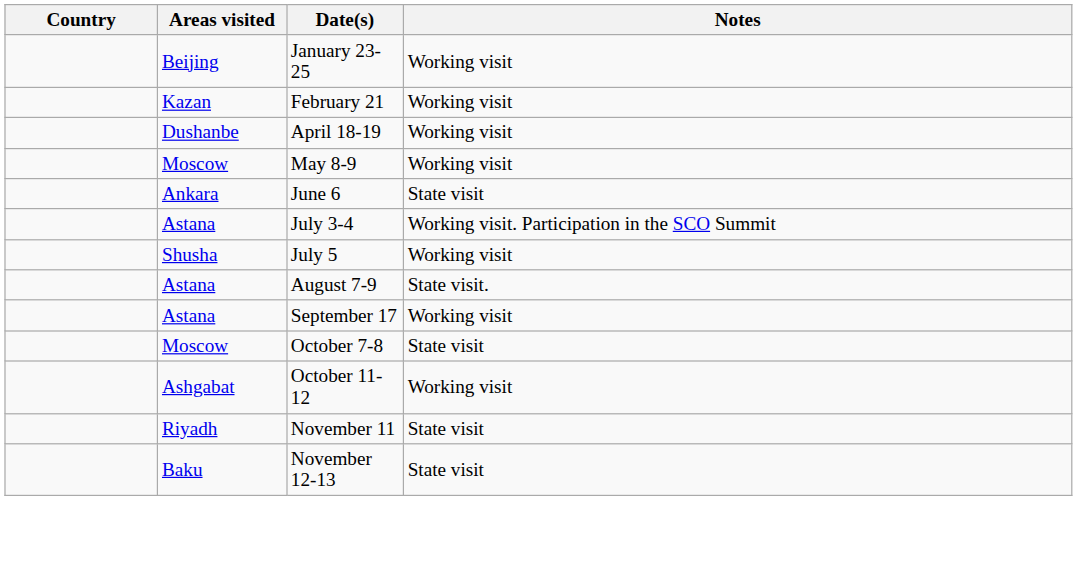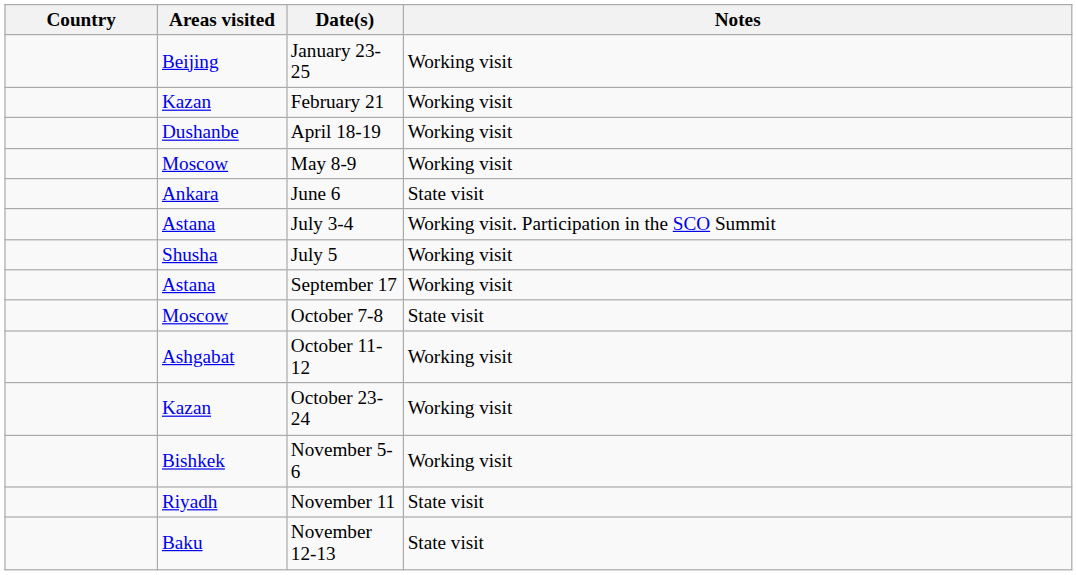- row: (334, 284)
+ row: (337, 408)
+ row: (342, 460)
